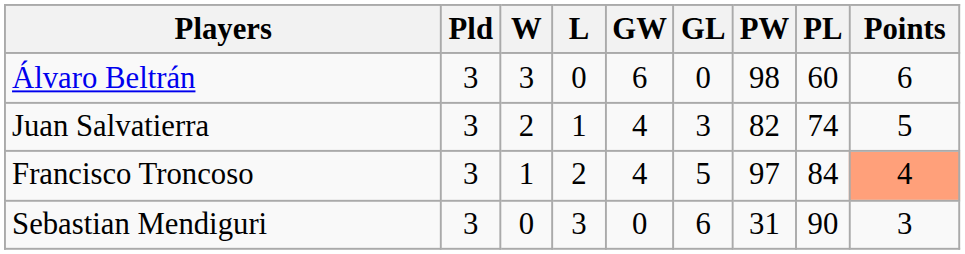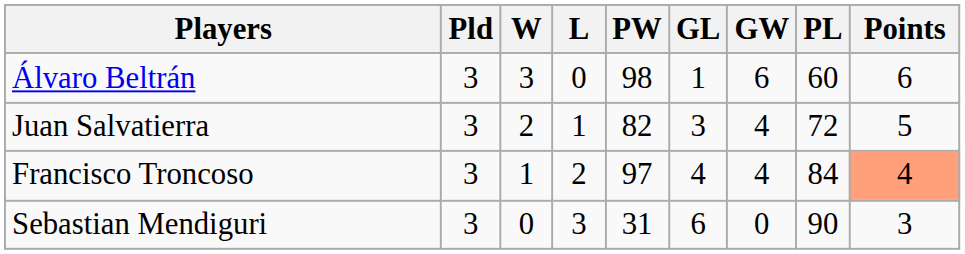columns swapped: (640, 28) <-> (764, 28)
(703, 77) 0 -> (698, 77) 1
(823, 126) 74 -> (823, 126) 72
(703, 175) 5 -> (698, 175) 4
